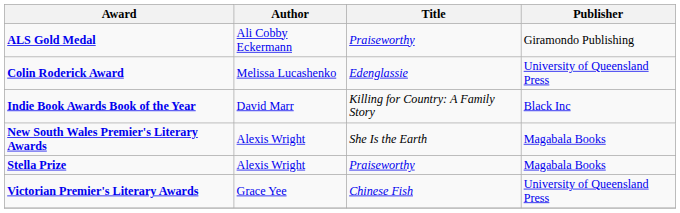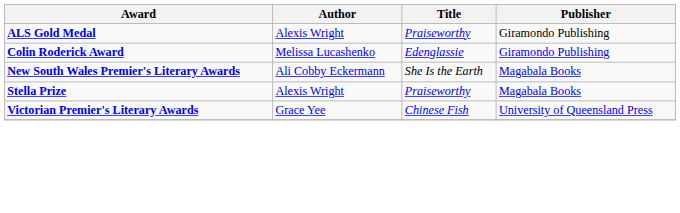(264, 40) Ali Cobby Eckermann -> (310, 33) Alexis Wright
(586, 73) University of Queensland Press -> (554, 52) Giramondo Publishing
- row: (101, 106)
(271, 139) Alexis Wright -> (330, 71) Ali Cobby Eckermann
